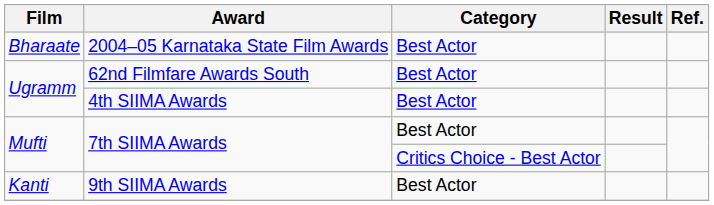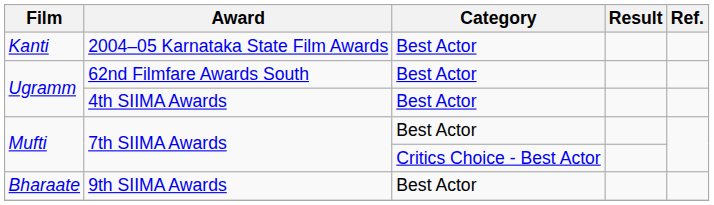(44, 46) Bharaate -> (29, 46) Kanti
(29, 185) Kanti -> (44, 185) Bharaate
